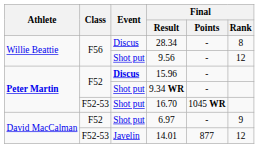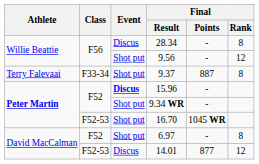+ row: (166, 74)
(241, 120) 9 -> (241, 136) 8
(126, 136) Javelin -> (126, 151) Discus
